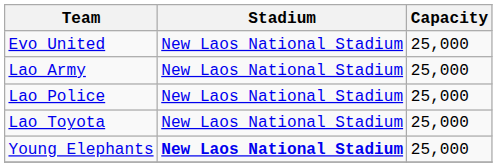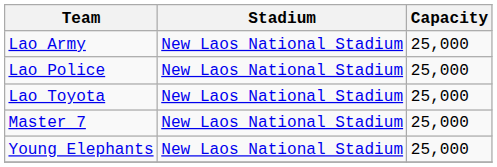- row: (57, 44)
+ row: (47, 123)
(282, 149) bold -> (282, 149) normal
